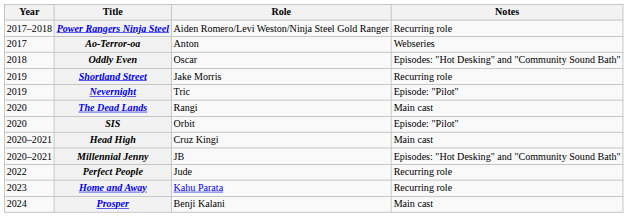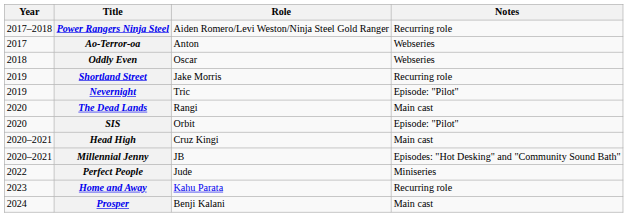(507, 60) Episodes: "Hot Desking" and "Community Sound Bath" -> (414, 60) Webseries
(423, 172) Recurring role -> (415, 172) Miniseries
